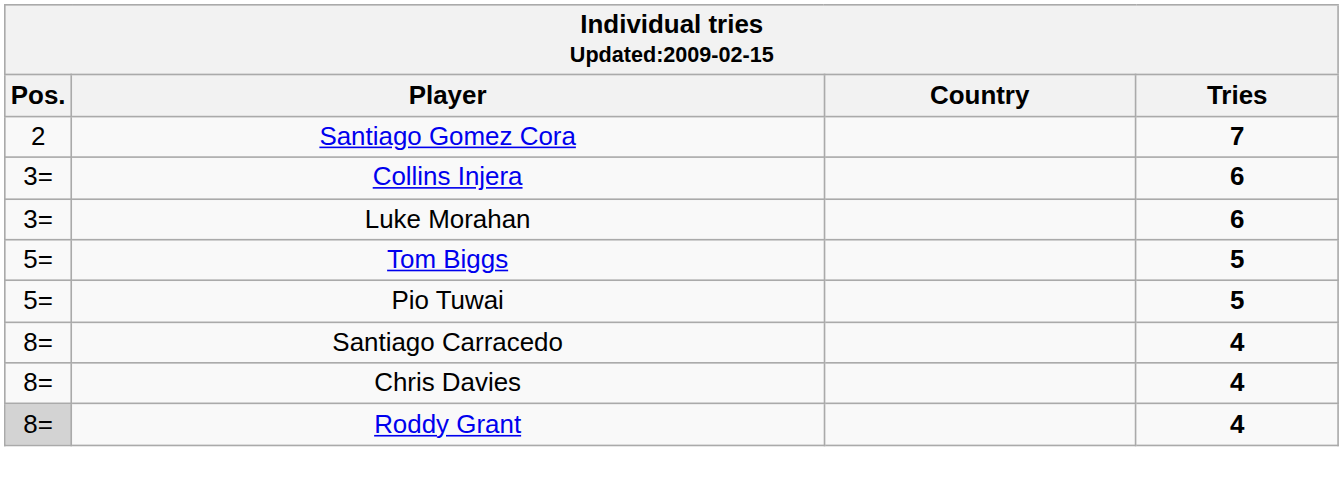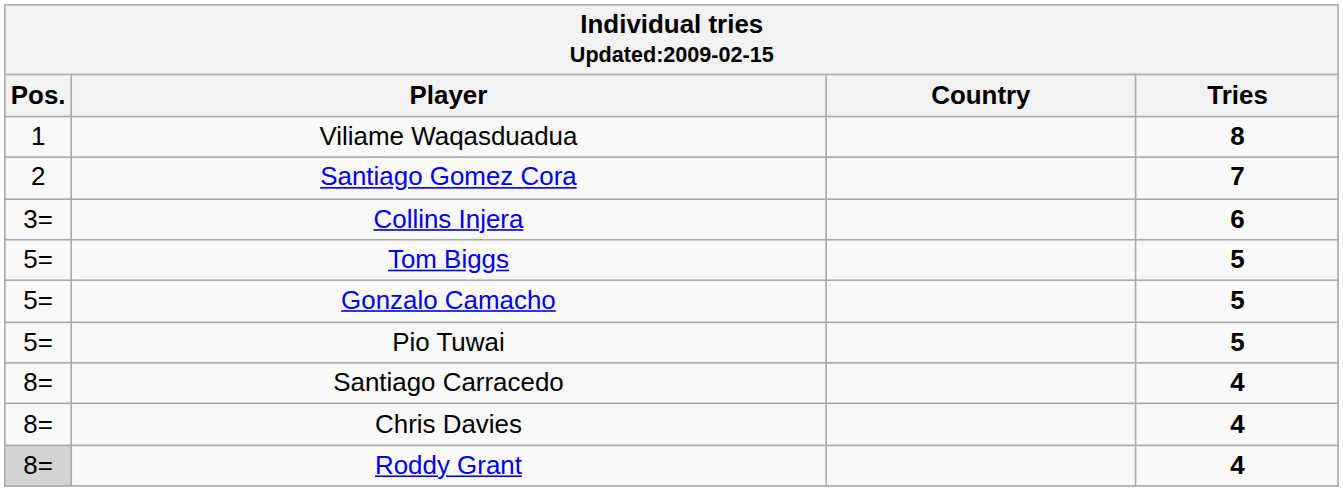+ row: (448, 136)
- row: (448, 218)
+ row: (448, 300)
